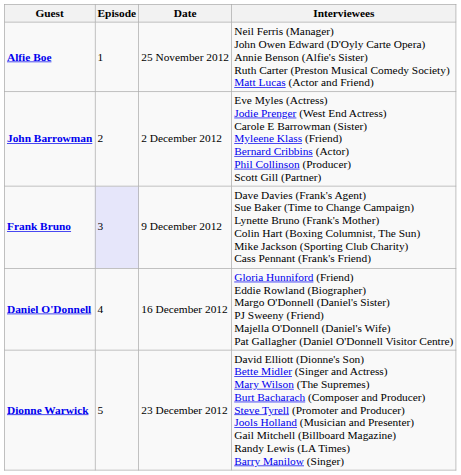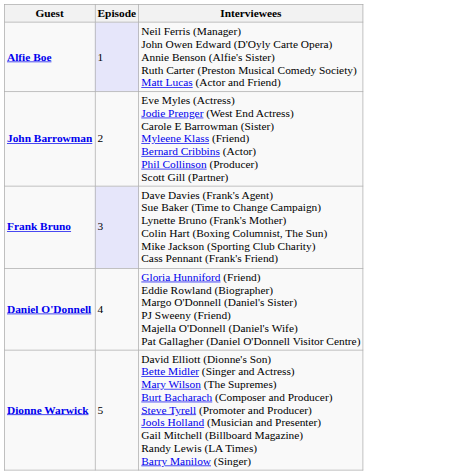- column: (185, 13)
(100, 57) no background -> (100, 57) lavender background
